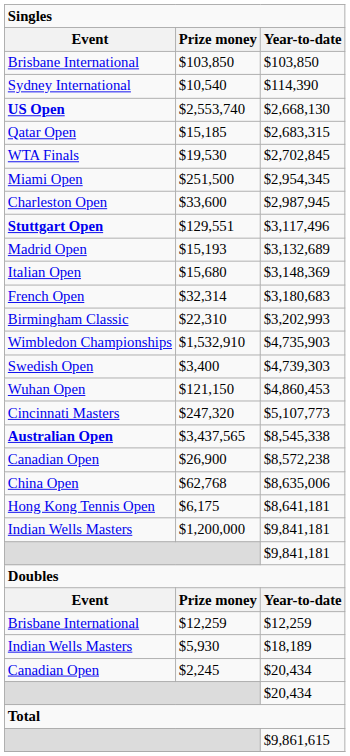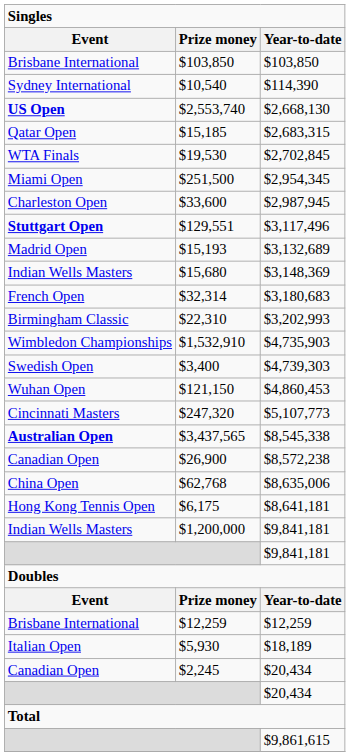(44, 272) Italian Open -> (70, 272) Indian Wells Masters
(70, 646) Indian Wells Masters -> (44, 646) Italian Open
